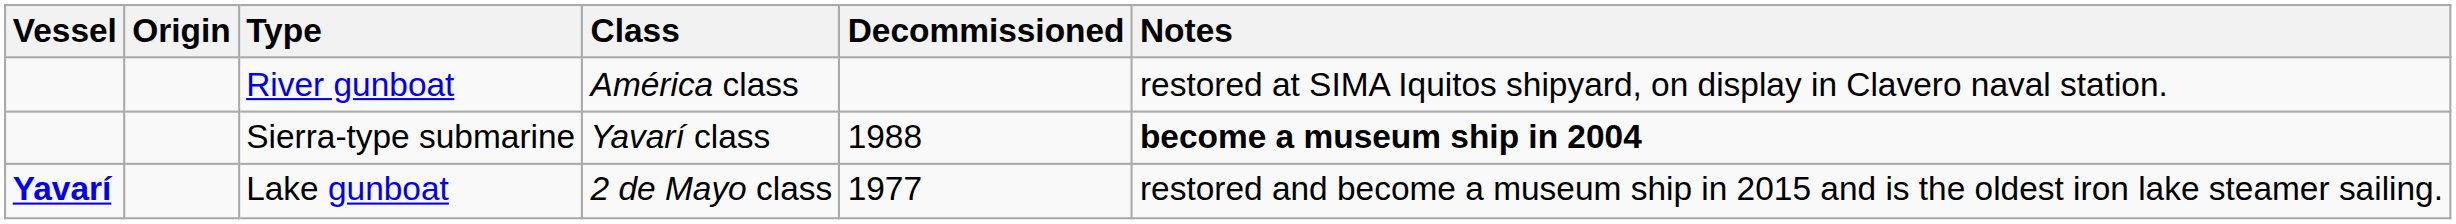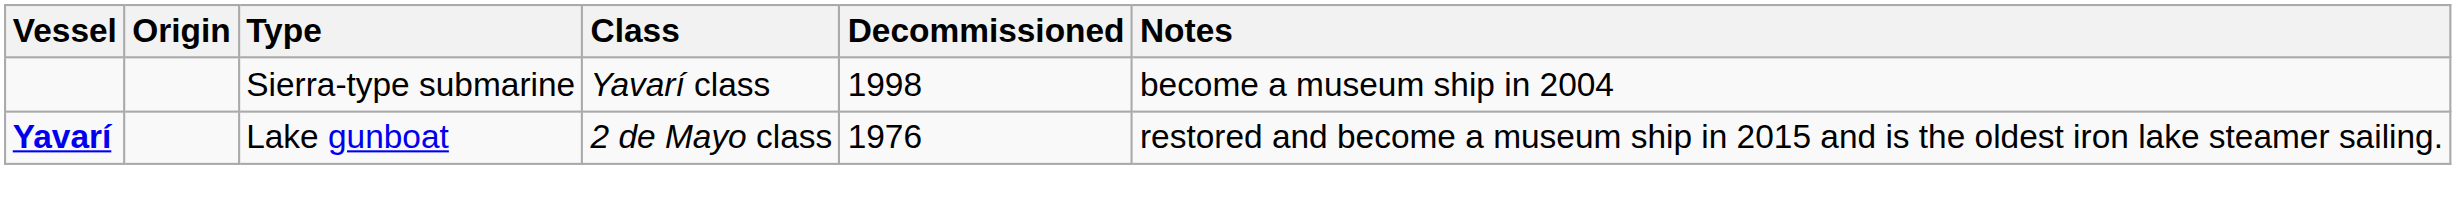- row: (350, 84)
(885, 137) 1988 -> (885, 84) 1998
(1391, 137) bold -> (1377, 84) normal
(885, 190) 1977 -> (885, 137) 1976
